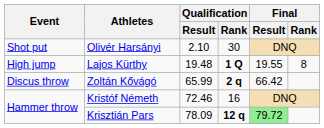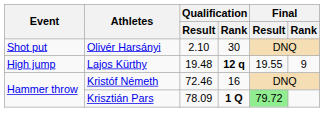(234, 64) 1 Q -> (234, 64) 12 q
(304, 64) 8 -> (304, 64) 9
- row: (122, 82)
(234, 116) 12 q -> (234, 99) 1 Q
